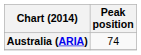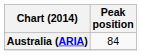(113, 41) 74 -> (113, 41) 84
